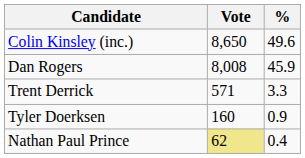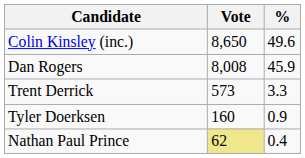(223, 91) 571 -> (223, 91) 573
